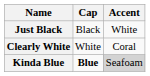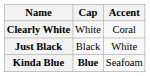rows swapped: (38, 29) <-> (38, 46)
(124, 63) lightgrey background -> (124, 63) no background
